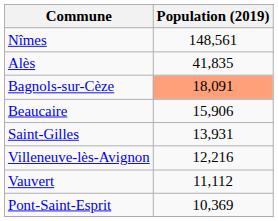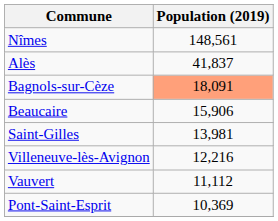(213, 63) 41,835 -> (213, 63) 41,837
(213, 134) 13,931 -> (213, 134) 13,981
